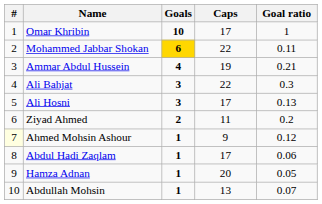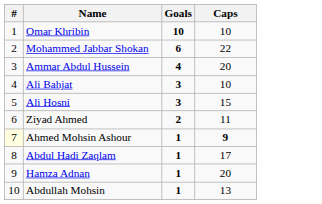- column: (287, 13)
(225, 31) 17 -> (225, 31) 10
(178, 48) gold background -> (178, 48) no background
(225, 66) 19 -> (225, 66) 20
(225, 84) 22 -> (225, 84) 10
(225, 102) 17 -> (225, 102) 15
(225, 137) normal -> (225, 137) bold
